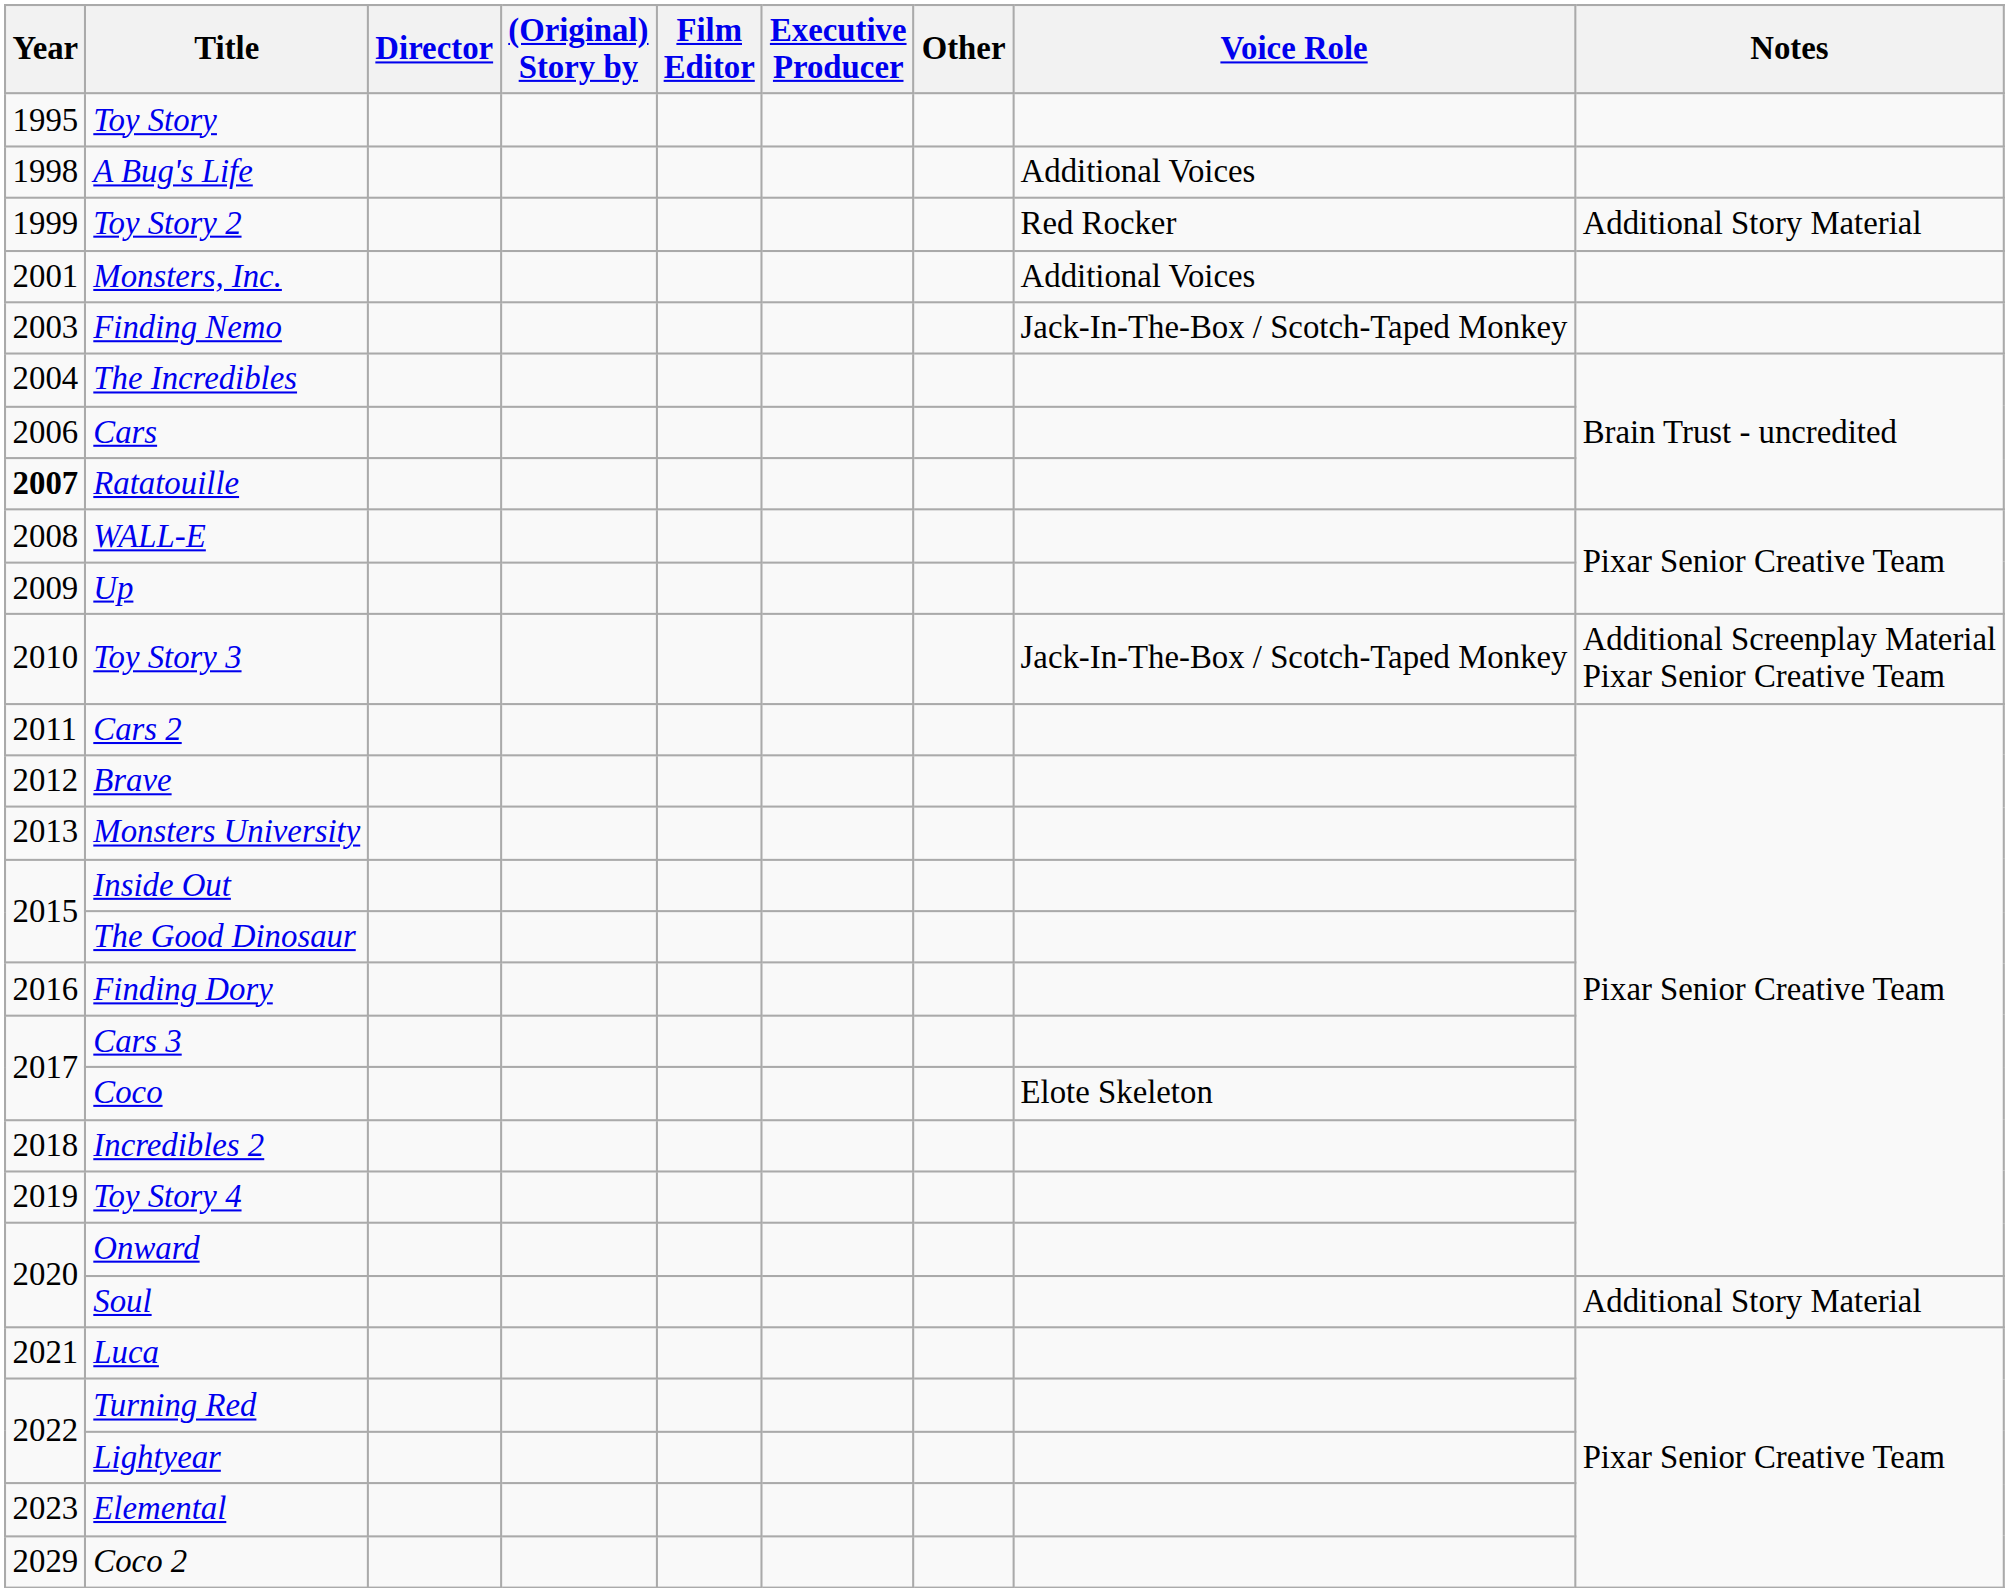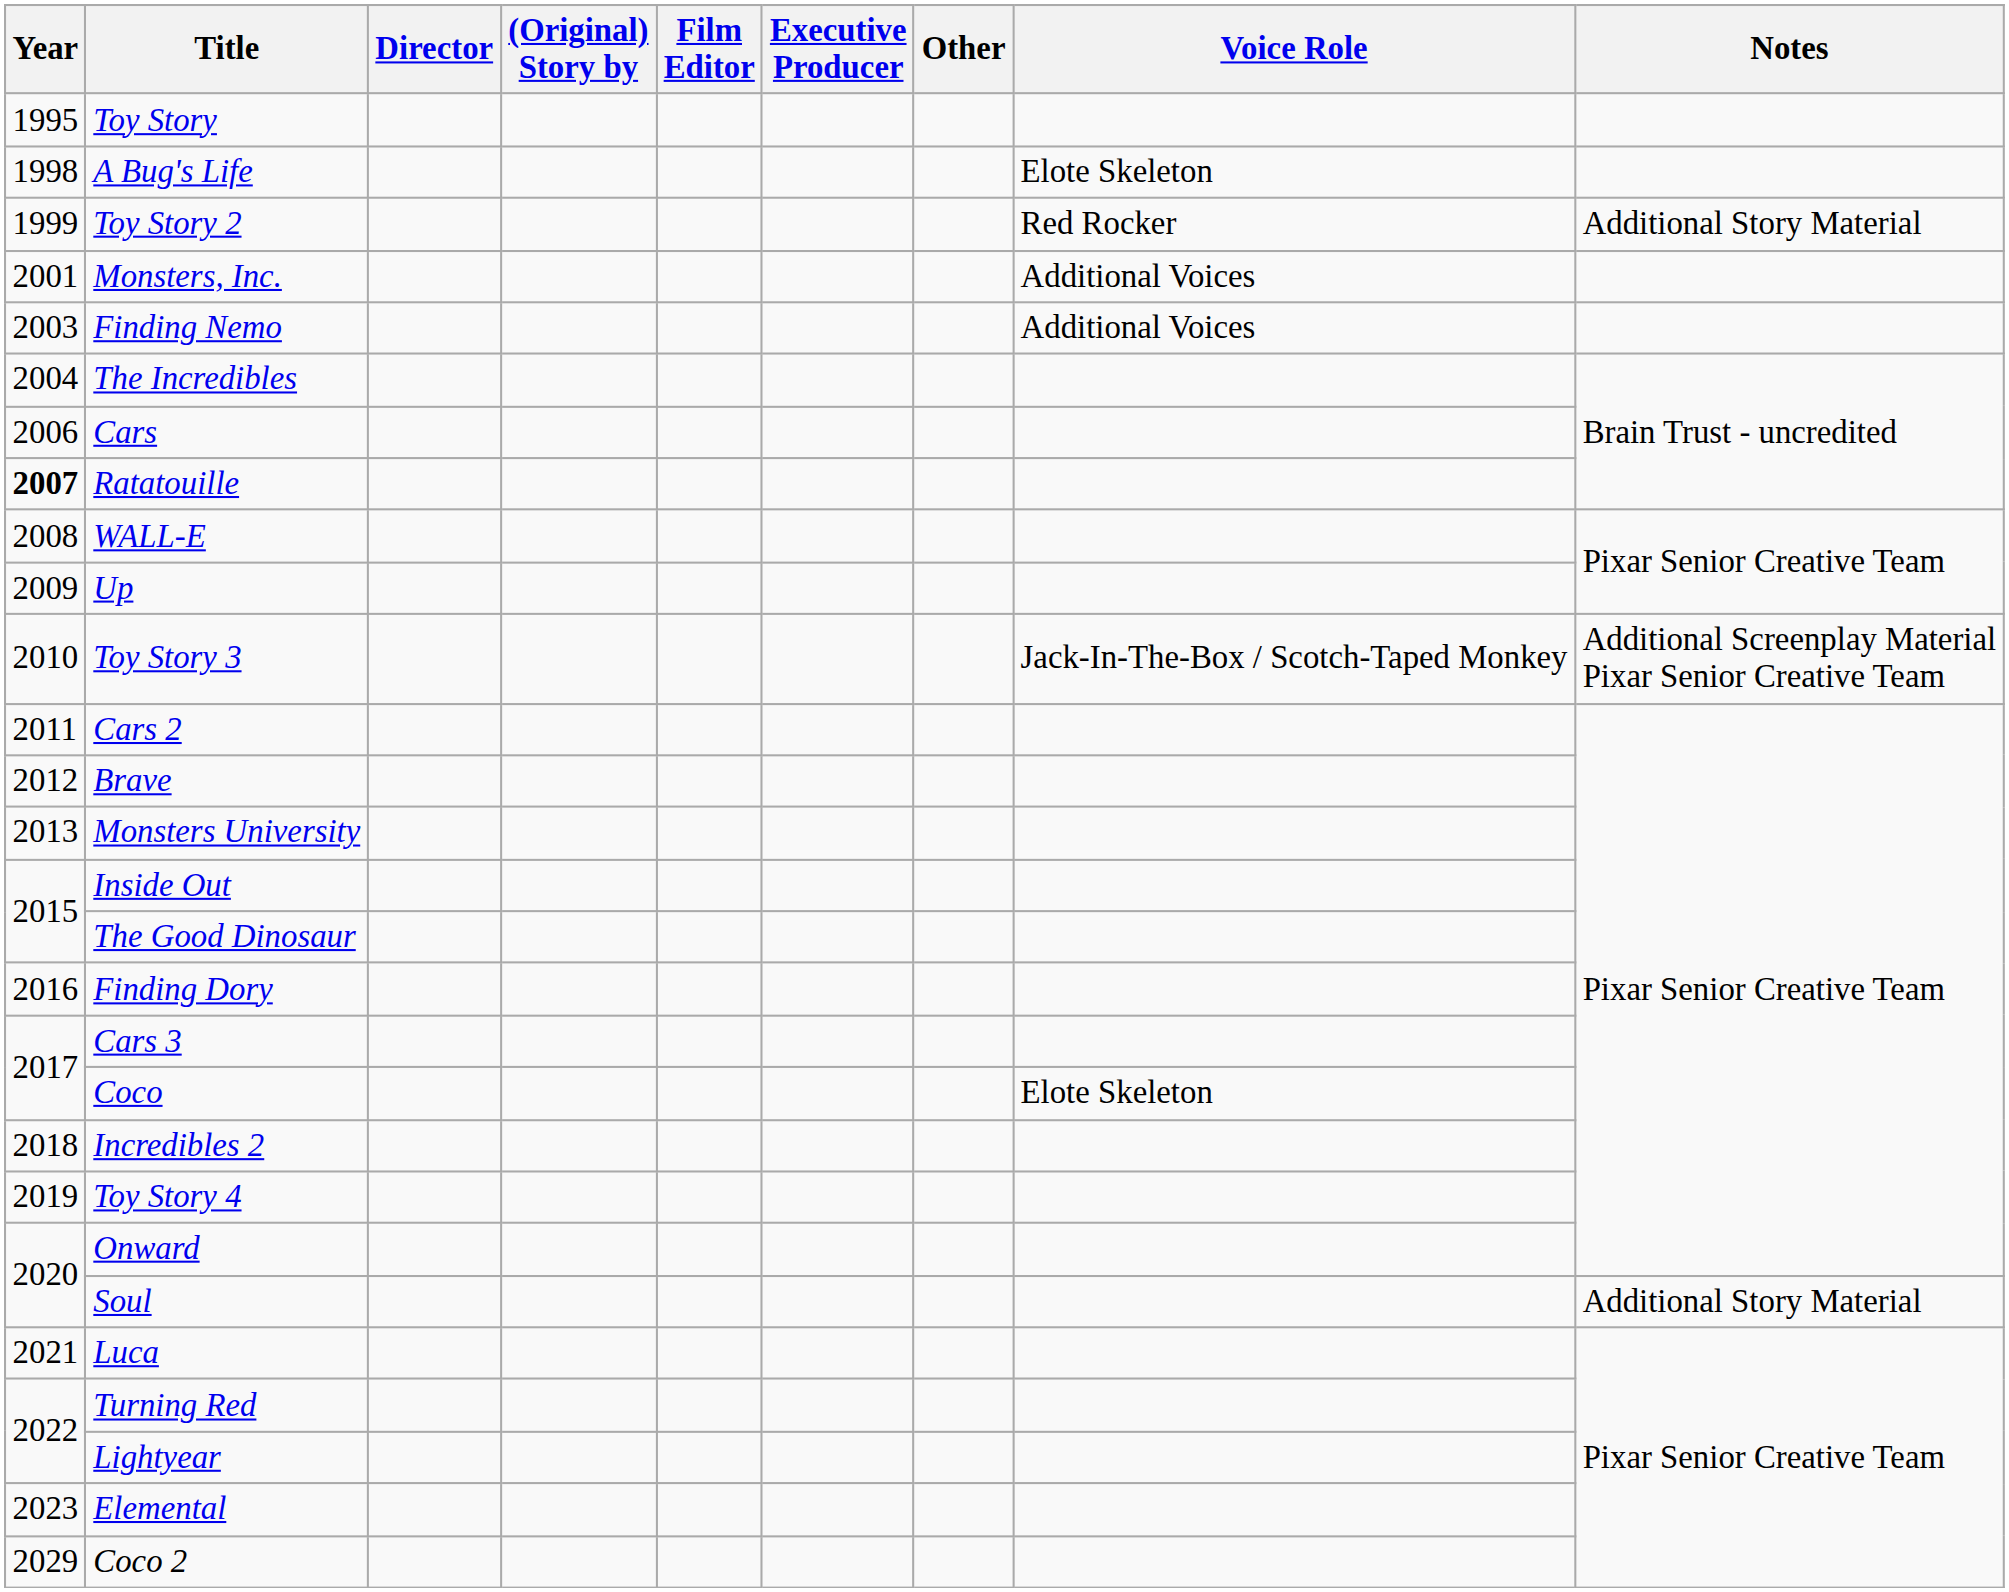(1138, 171) Additional Voices -> (1117, 171) Elote Skeleton
(1294, 327) Jack-In-The-Box / Scotch-Taped Monkey -> (1138, 327) Additional Voices
